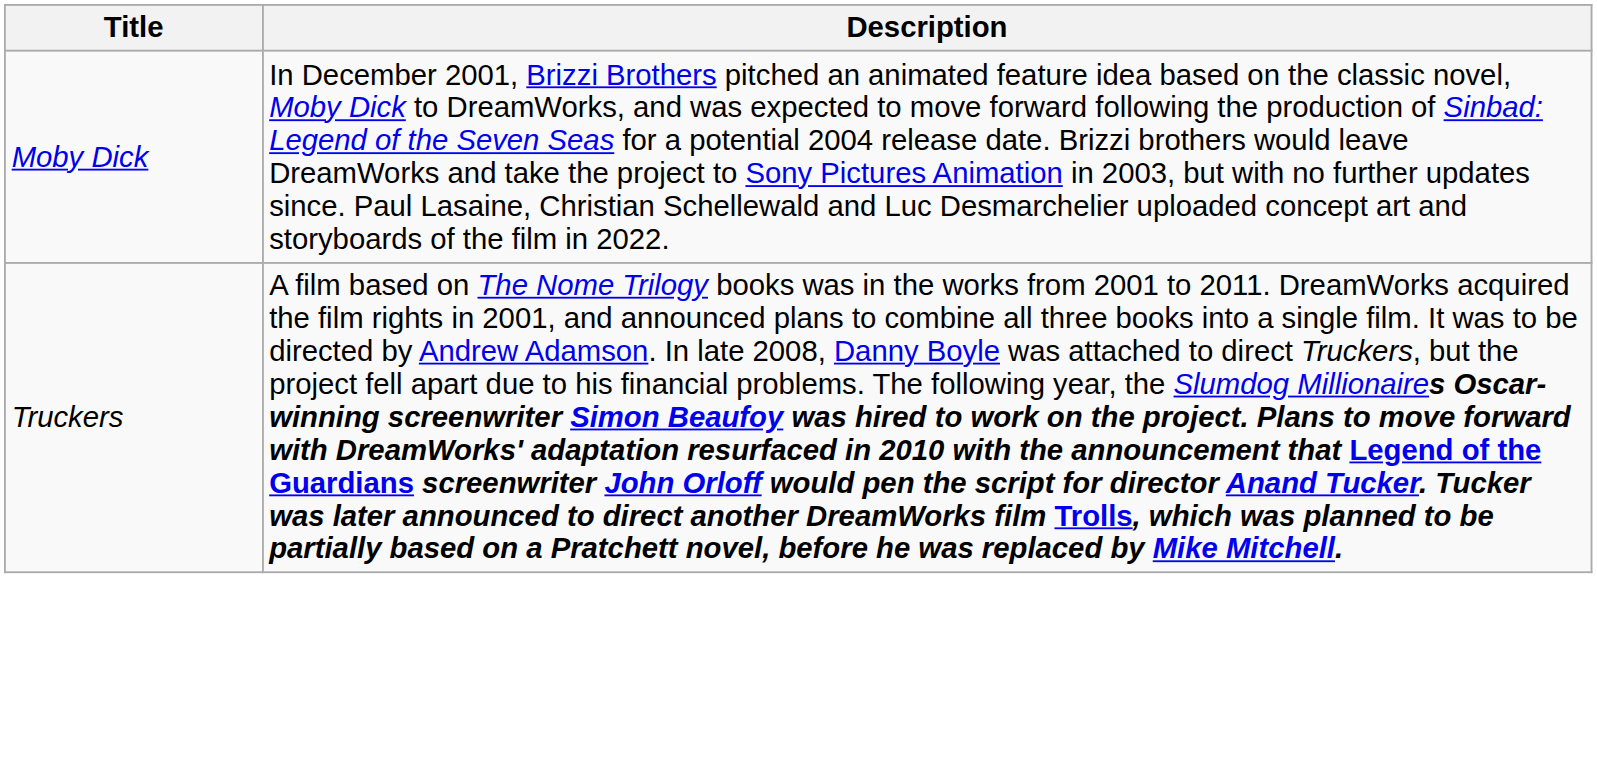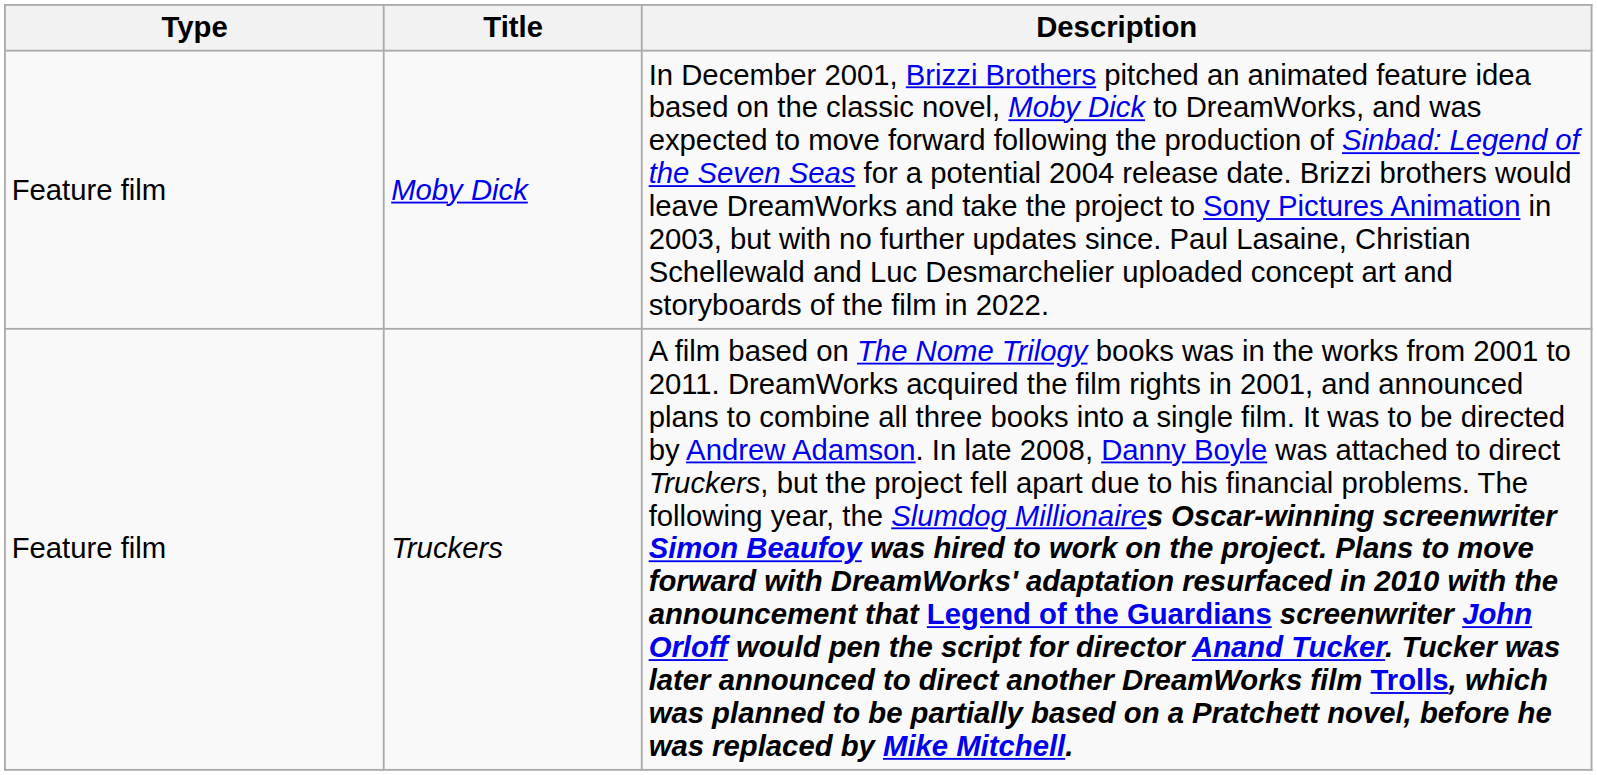+ column: (195, 27)
